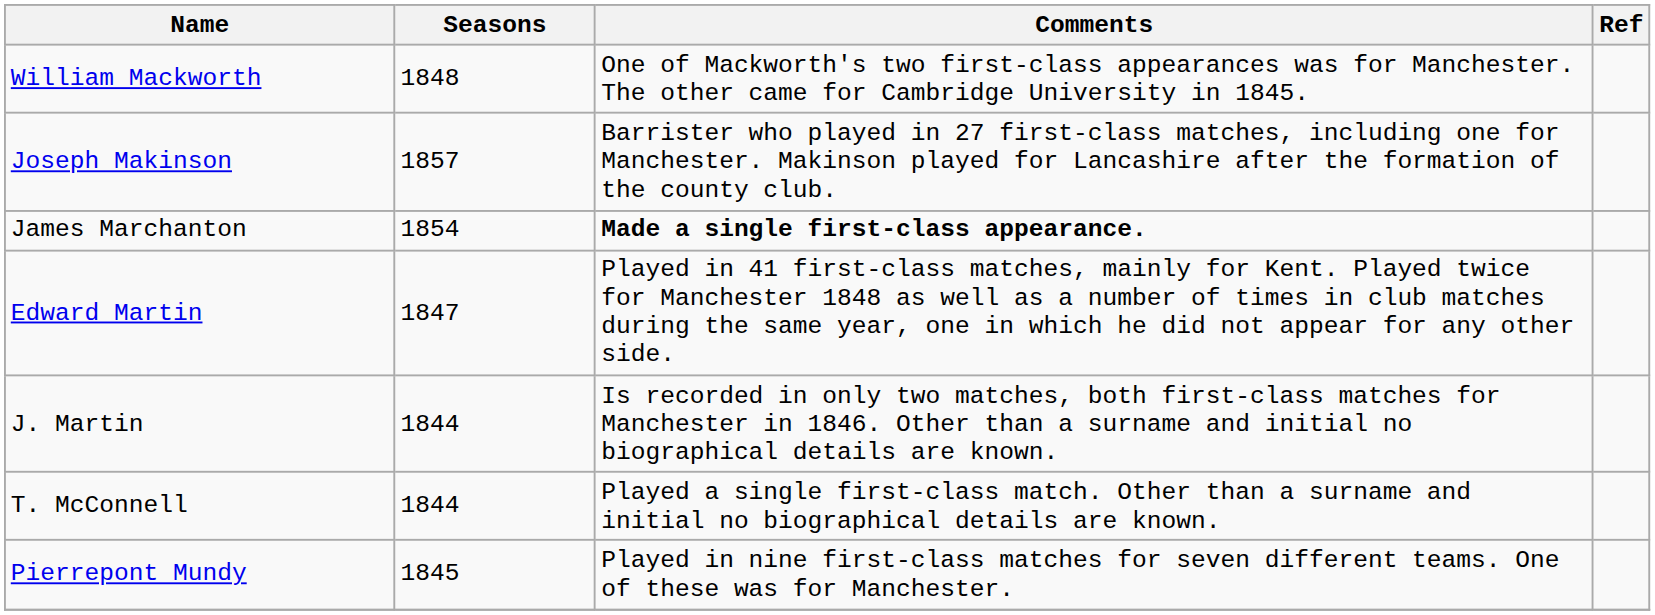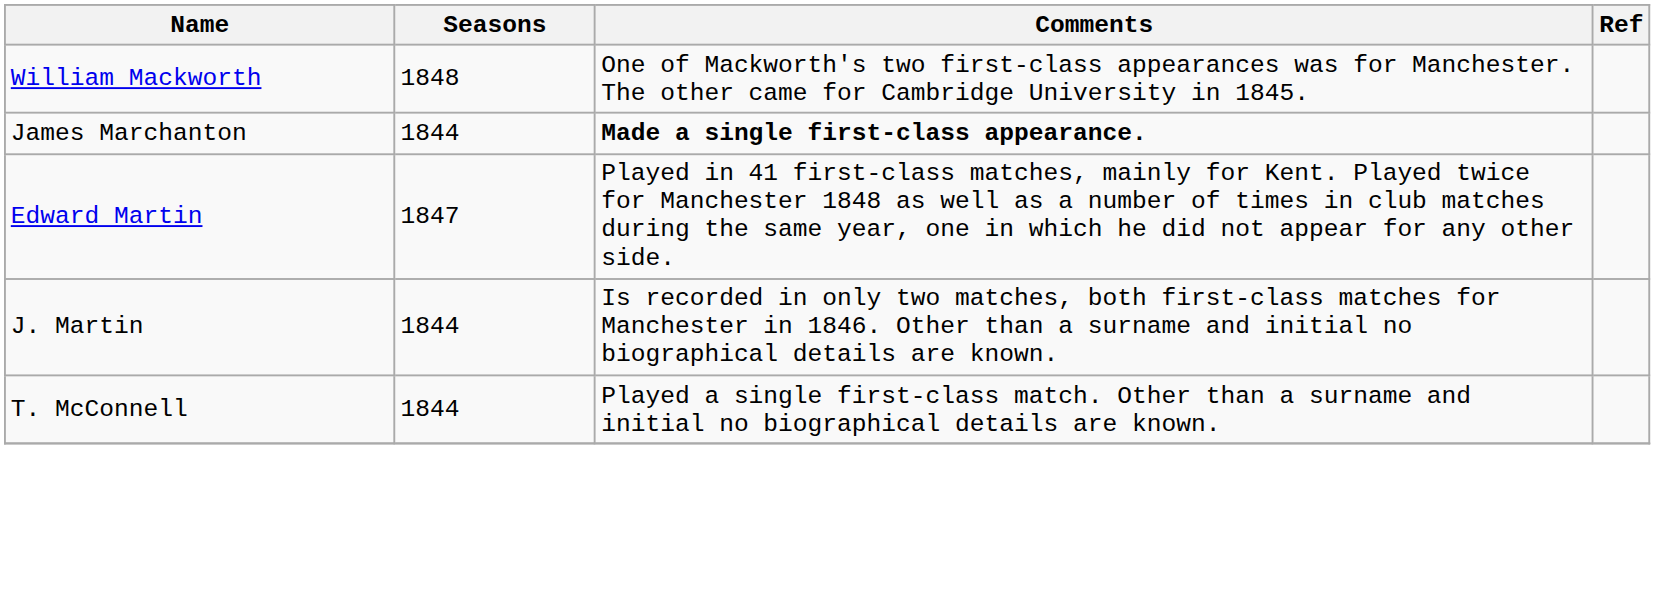- row: (121, 162)
(430, 230) 1854 -> (430, 133) 1844
- row: (129, 575)
